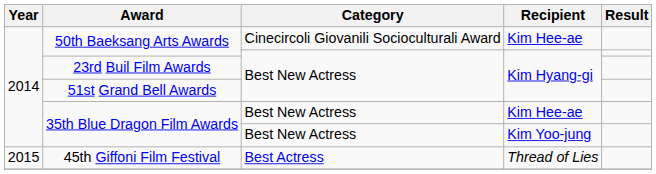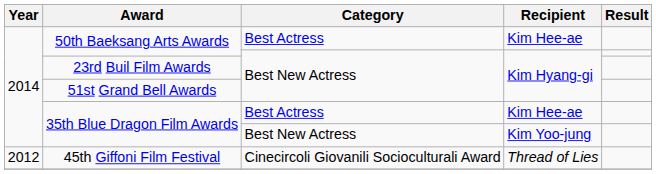(373, 38) Cinecircoli Giovanili Socioculturali Award -> (284, 38) Best Actress
(300, 112) Best New Actress -> (284, 112) Best Actress
(24, 157) 2015 -> (24, 157) 2012
(284, 157) Best Actress -> (373, 157) Cinecircoli Giovanili Socioculturali Award
